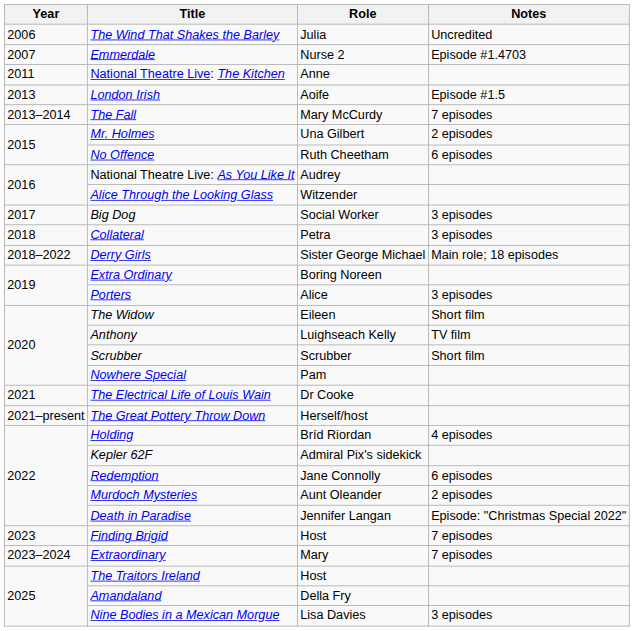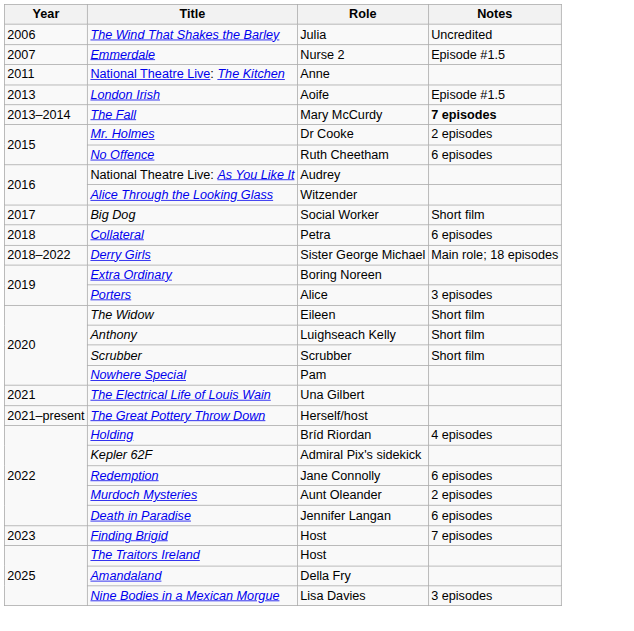(479, 54) Episode #1.4703 -> (468, 54) Episode #1.5
(462, 114) normal -> (464, 114) bold
(332, 134) Una Gilbert -> (327, 134) Dr Cooke
(462, 214) 3 episodes -> (458, 214) Short film
(462, 235) 3 episodes -> (462, 235) 6 episodes
(451, 335) TV film -> (458, 335) Short film
(327, 395) Dr Cooke -> (332, 395) Una Gilbert
(529, 515) Episode: "Christmas Special 2022" -> (462, 515) 6 episodes
- row: (128, 555)
